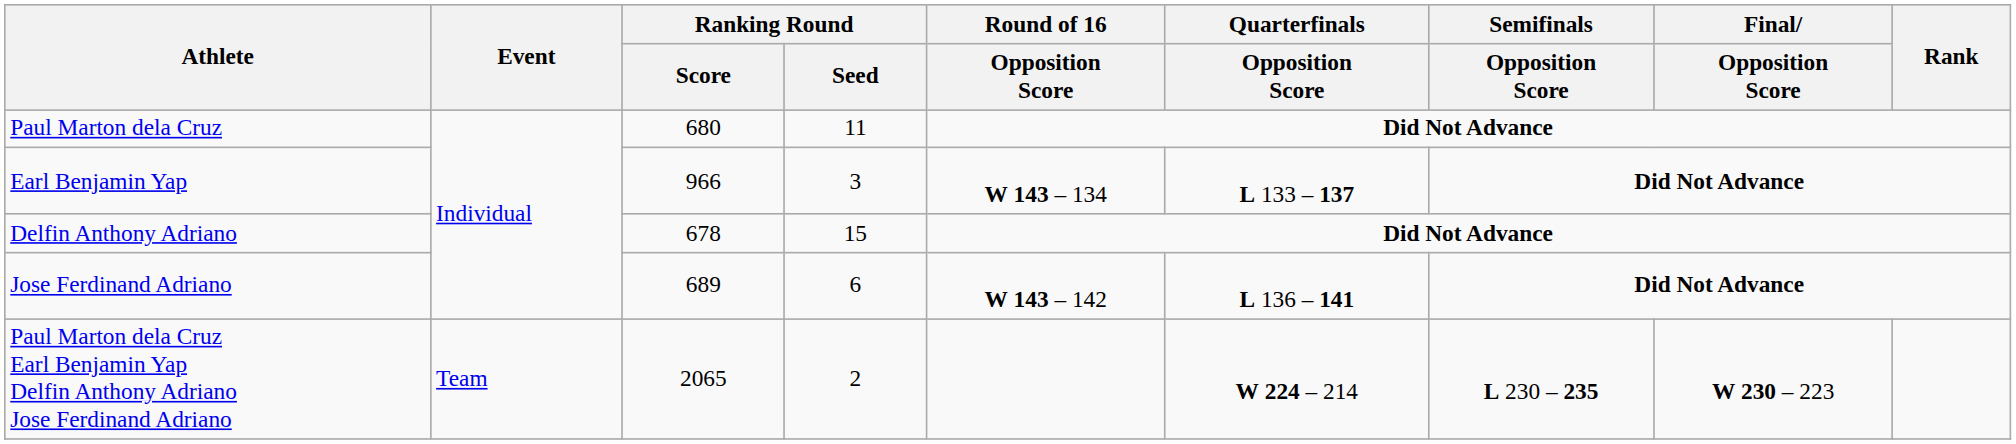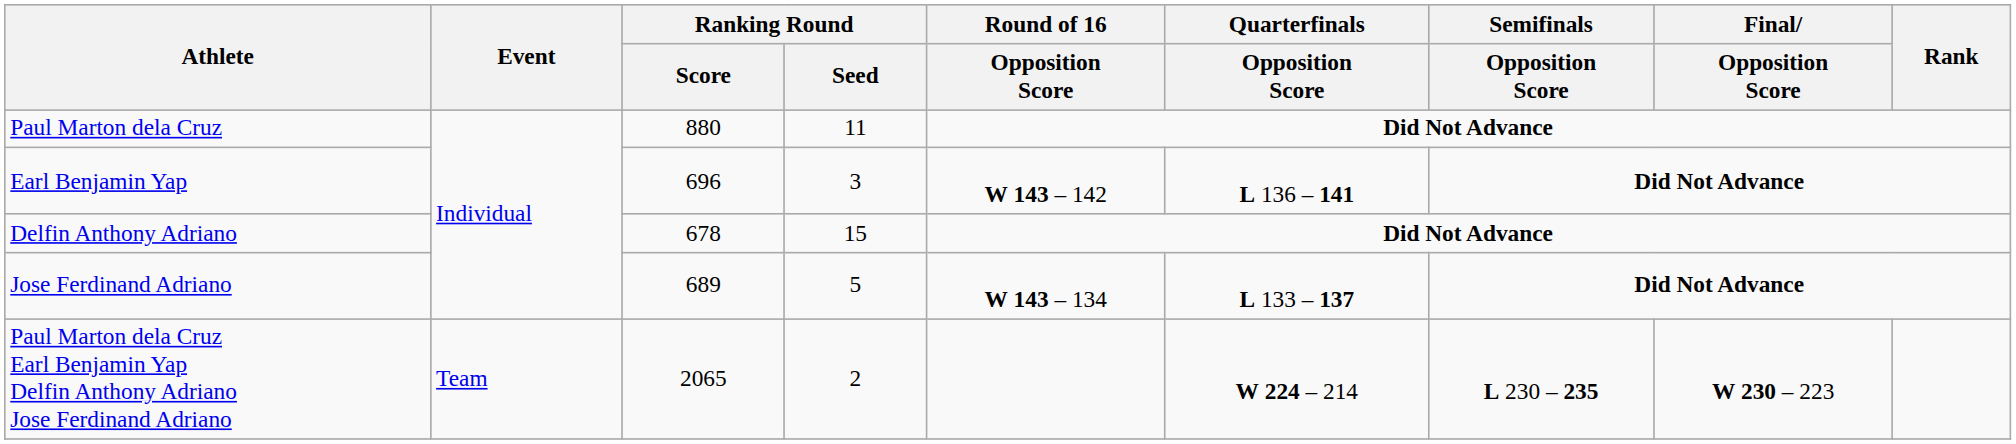(703, 128) 680 -> (703, 128) 880
(703, 180) 966 -> (703, 180) 696
(1046, 194) W 143 – 134 -> (1046, 194) W 143 – 142
(1297, 194) L 133 – 137 -> (1297, 194) L 136 – 141
(855, 285) 6 -> (855, 285) 5
(1046, 299) W 143 – 142 -> (1046, 299) W 143 – 134
(1297, 299) L 136 – 141 -> (1297, 299) L 133 – 137
